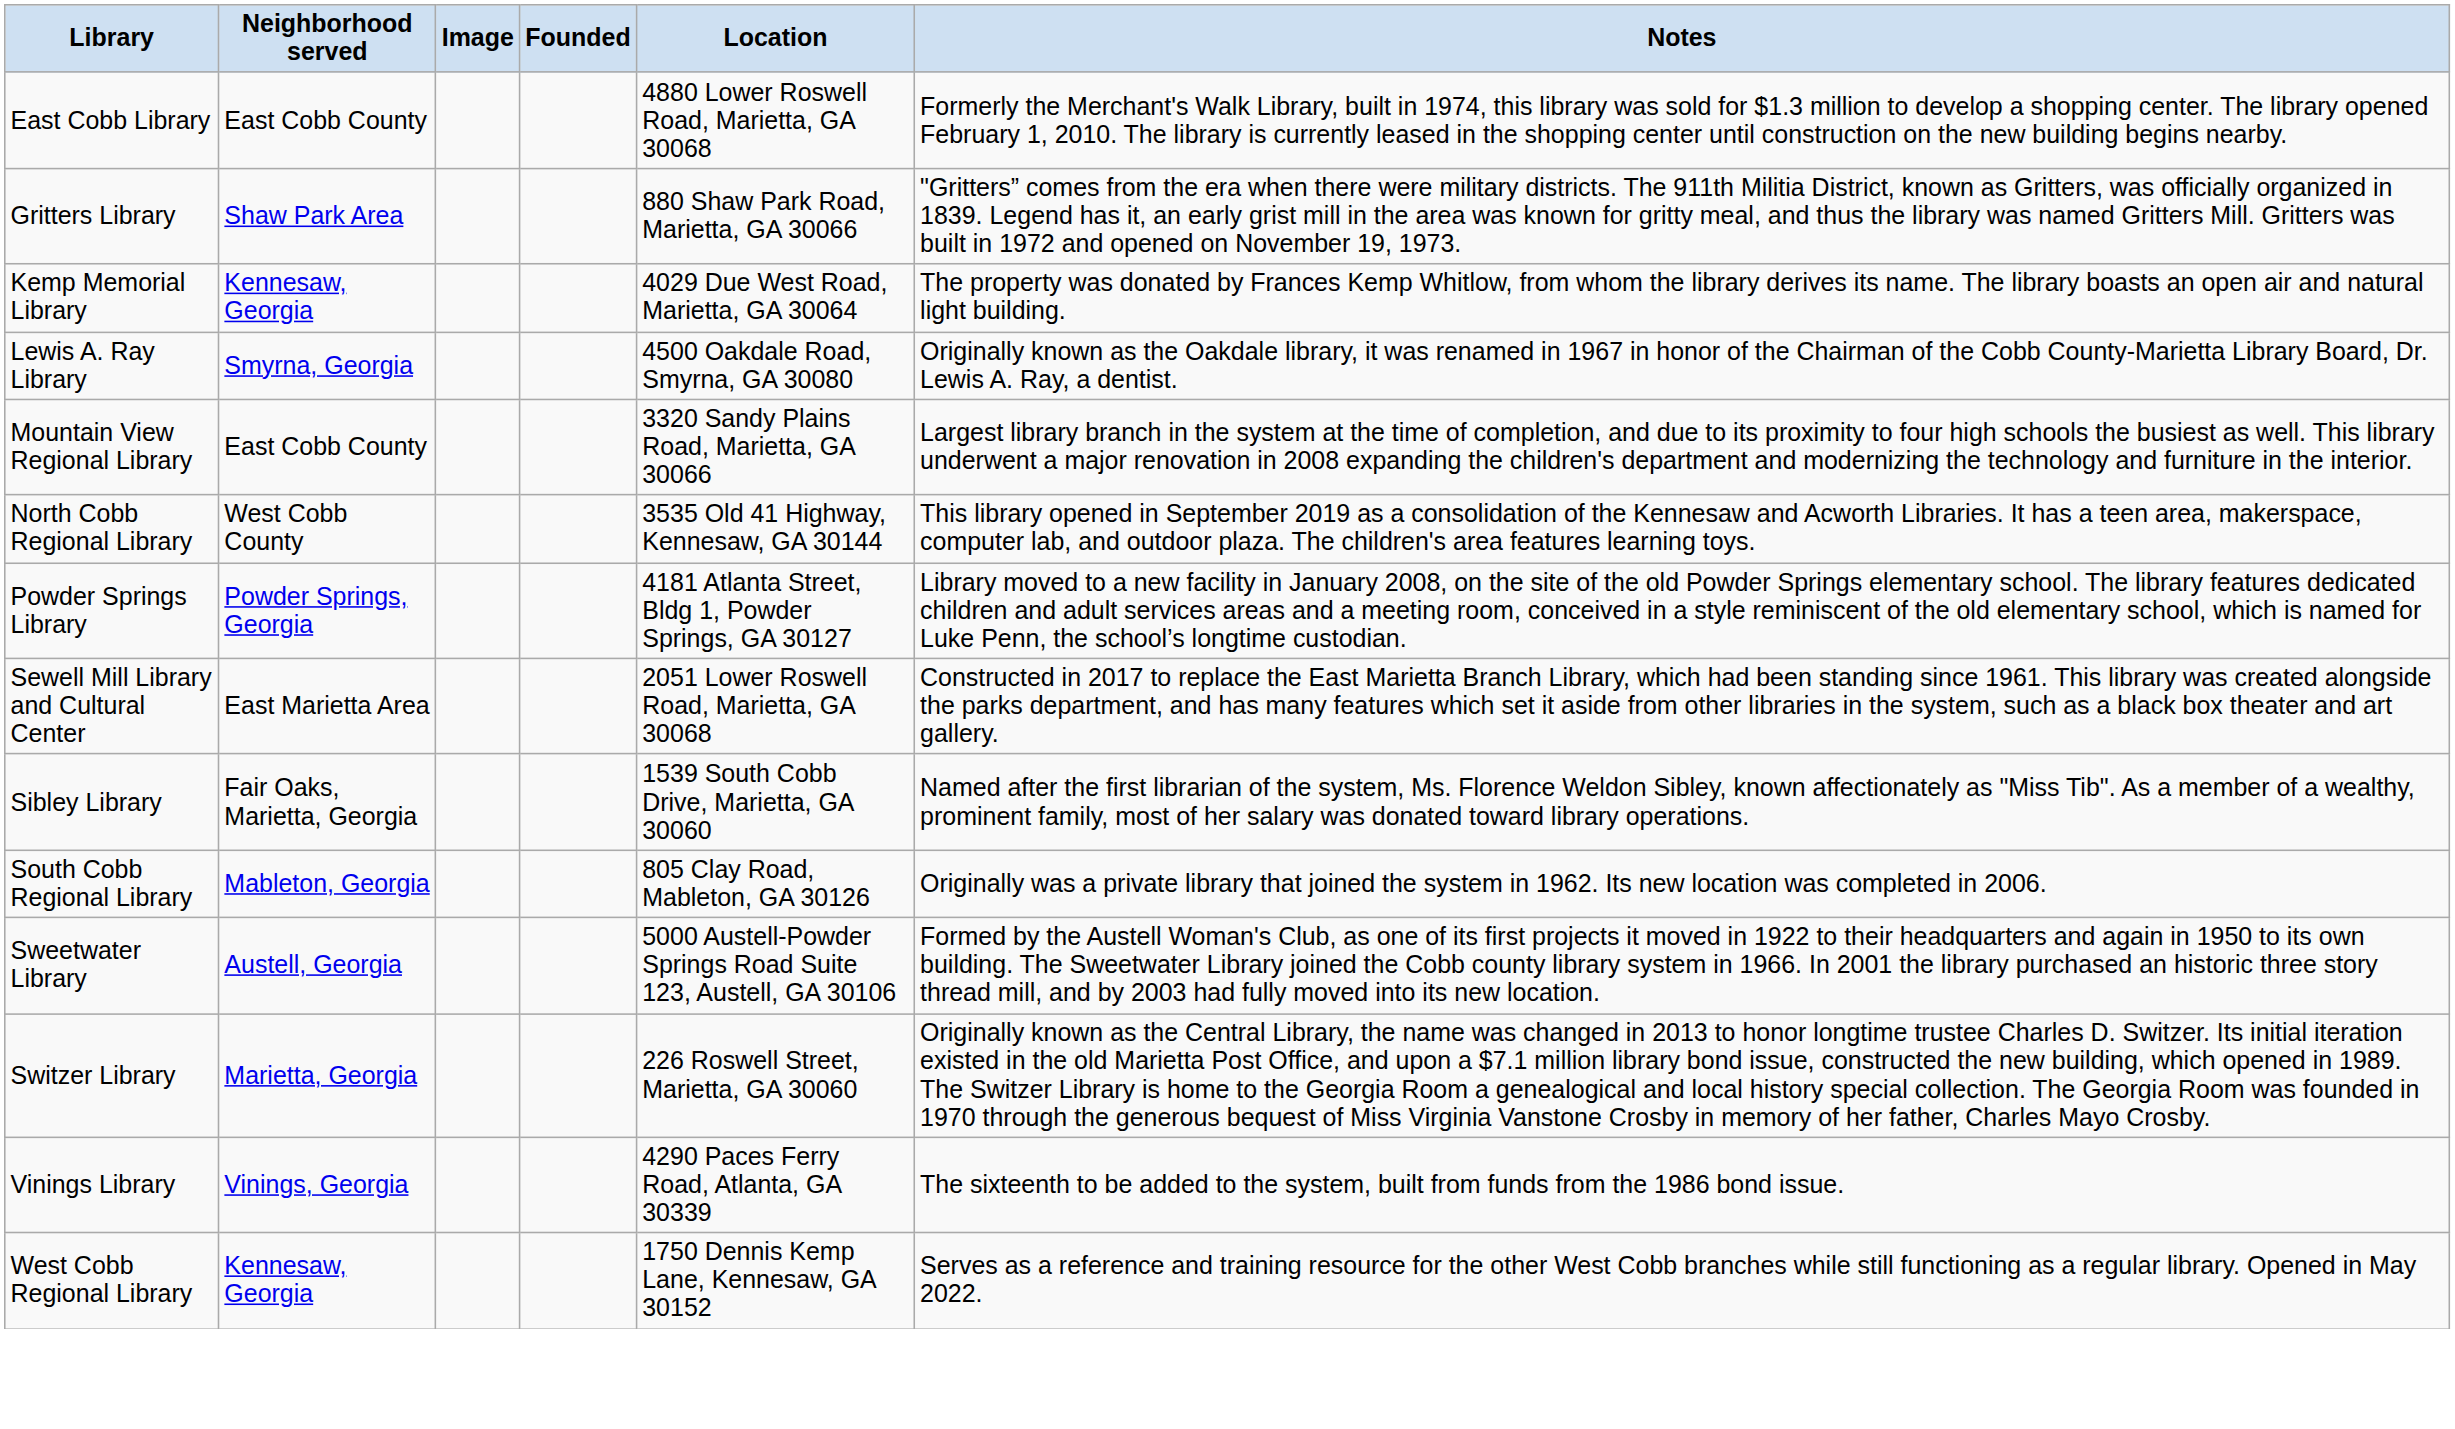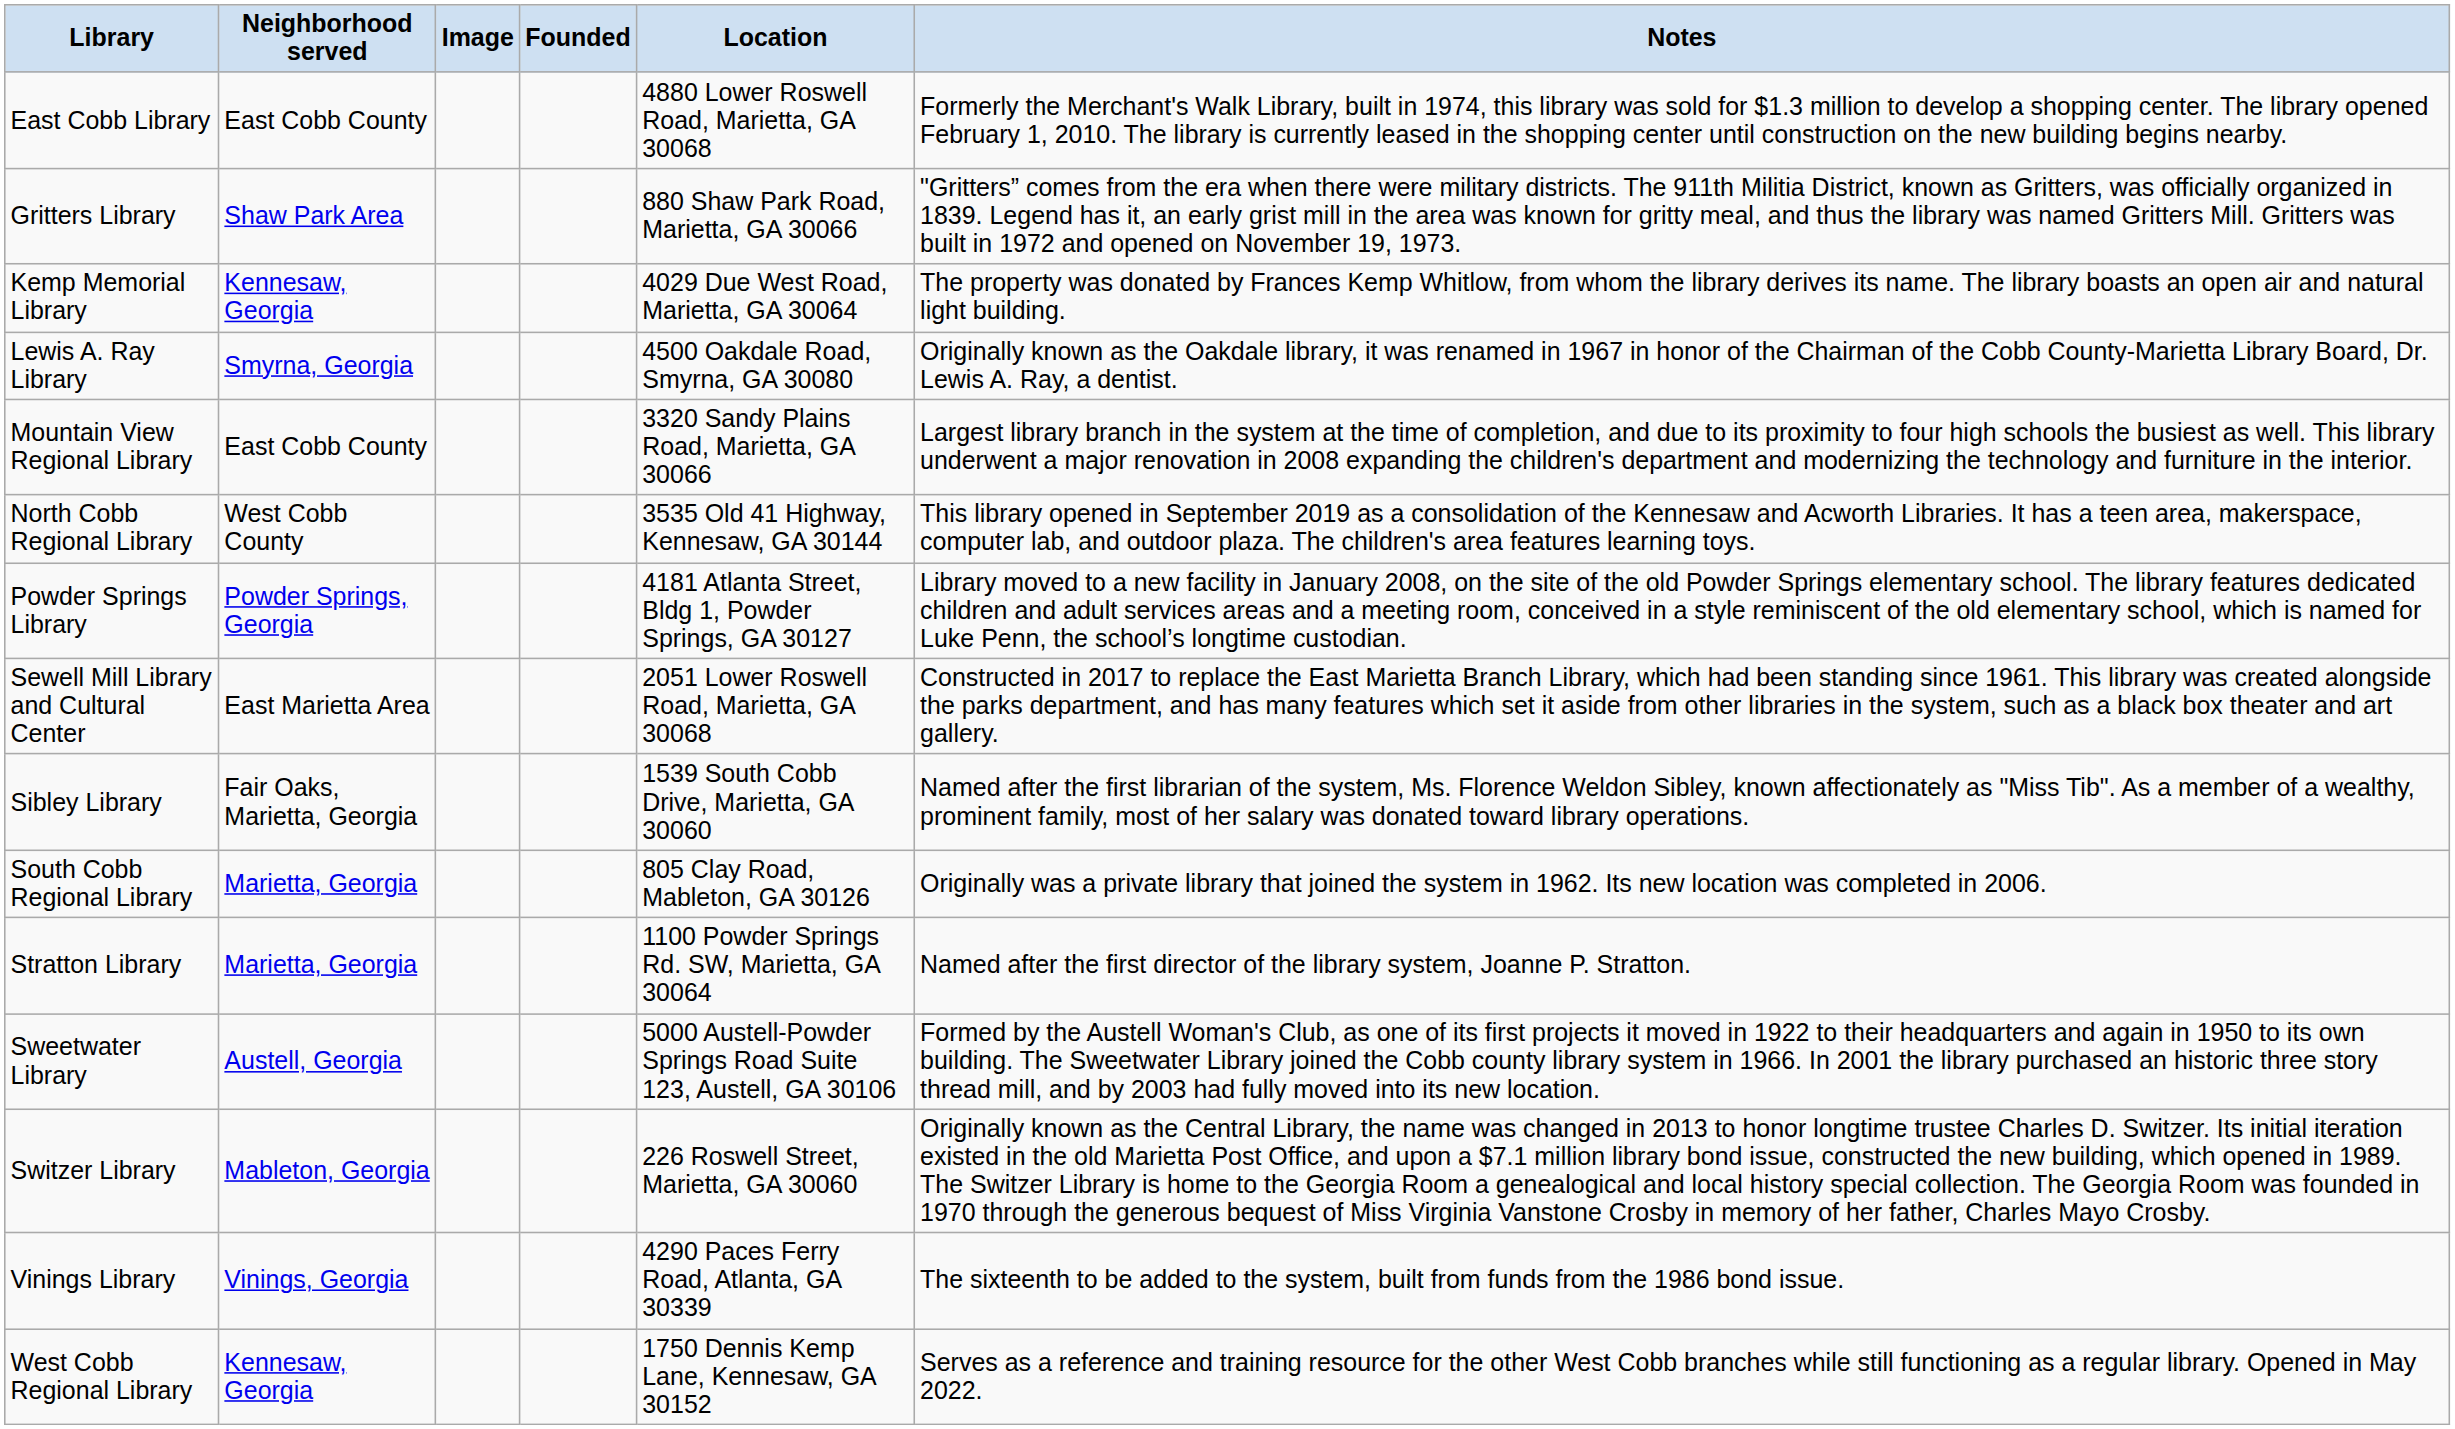(327, 883) Mableton, Georgia -> (321, 883) Marietta, Georgia
+ row: (96, 965)
(321, 1074) Marietta, Georgia -> (327, 1170) Mableton, Georgia
